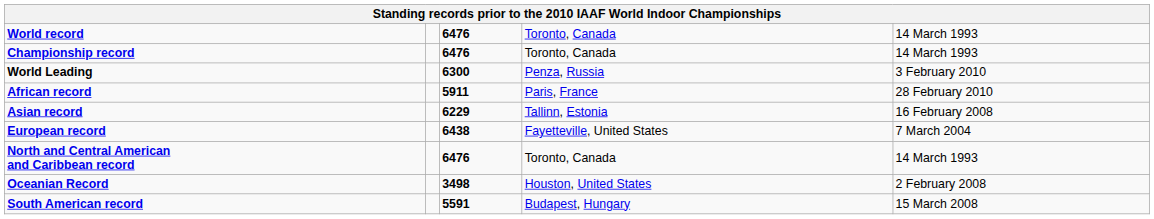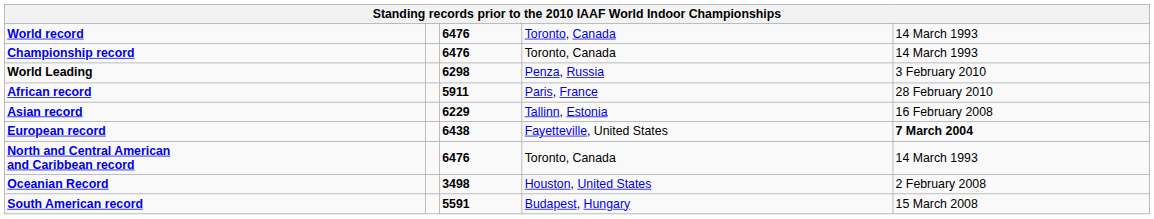(456, 72) 6300 -> (456, 72) 6298
(933, 131) normal -> (934, 131) bold
